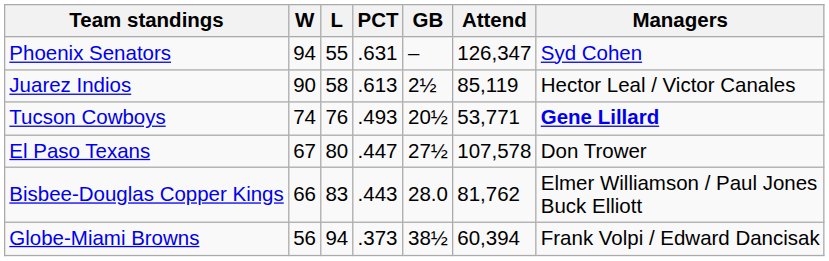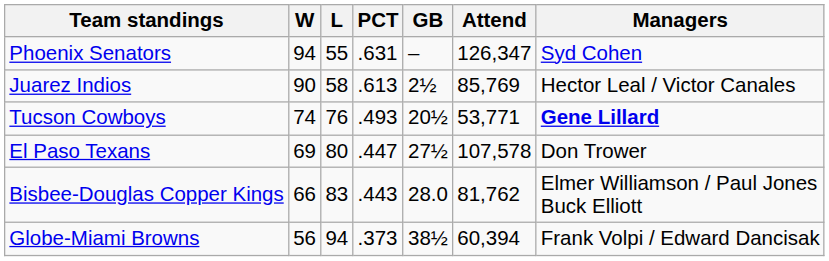(488, 85) 85,119 -> (489, 85) 85,769
(305, 150) 67 -> (305, 150) 69
